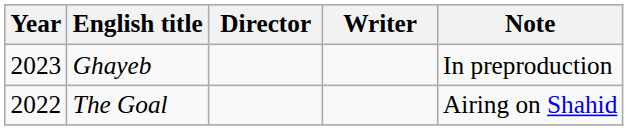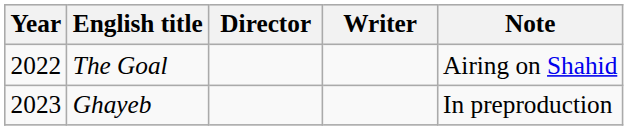rows swapped: (120, 104) <-> (112, 64)
